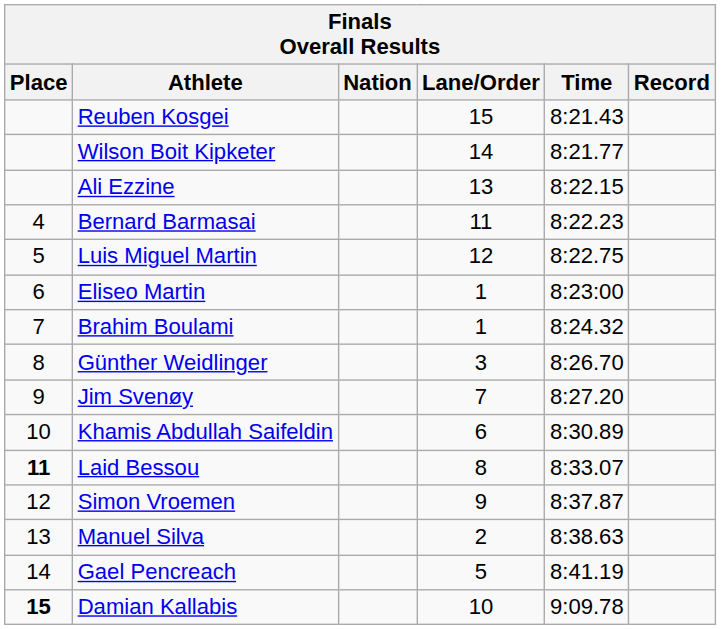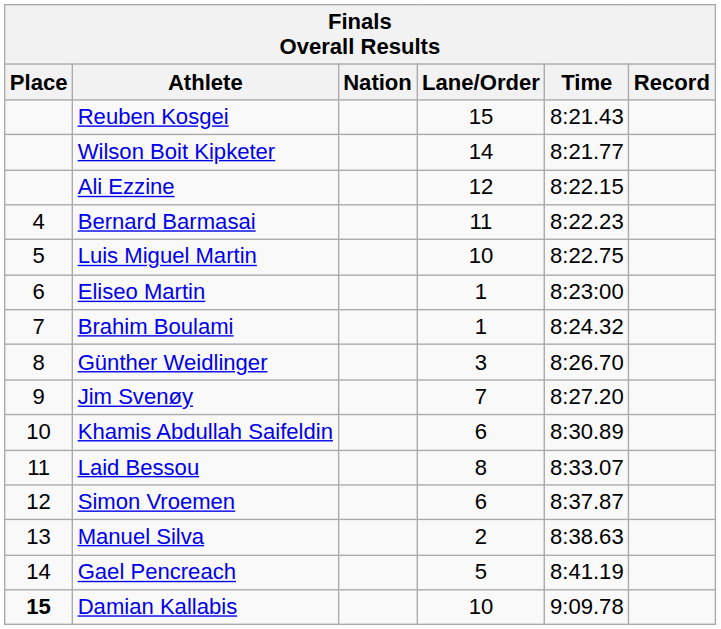(481, 186) 13 -> (481, 186) 12
(481, 256) 12 -> (481, 256) 10
(39, 467) bold -> (39, 467) normal
(481, 502) 9 -> (481, 502) 6
